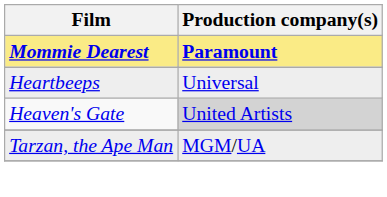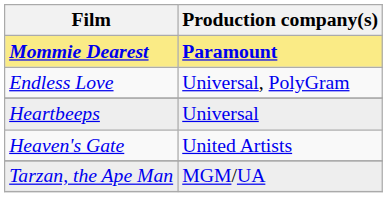+ row: (61, 82)
(237, 113) lightgrey background -> (237, 144) no background
